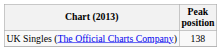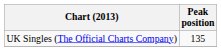(198, 38) 138 -> (198, 38) 135
